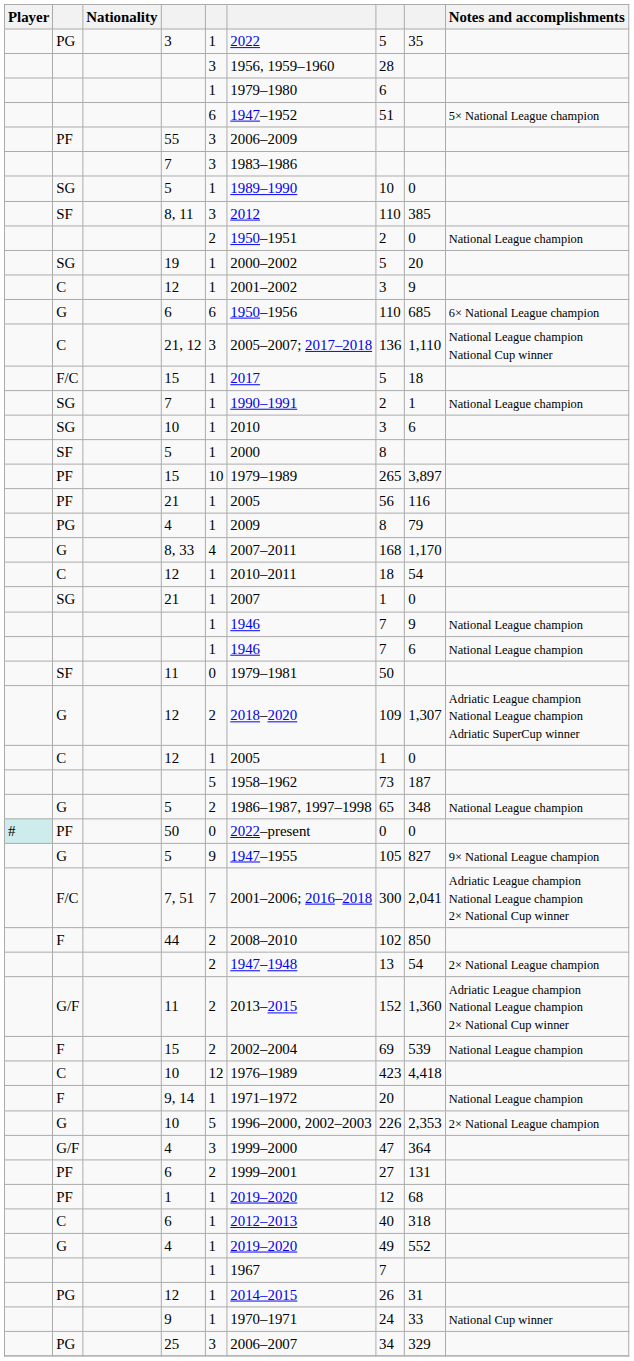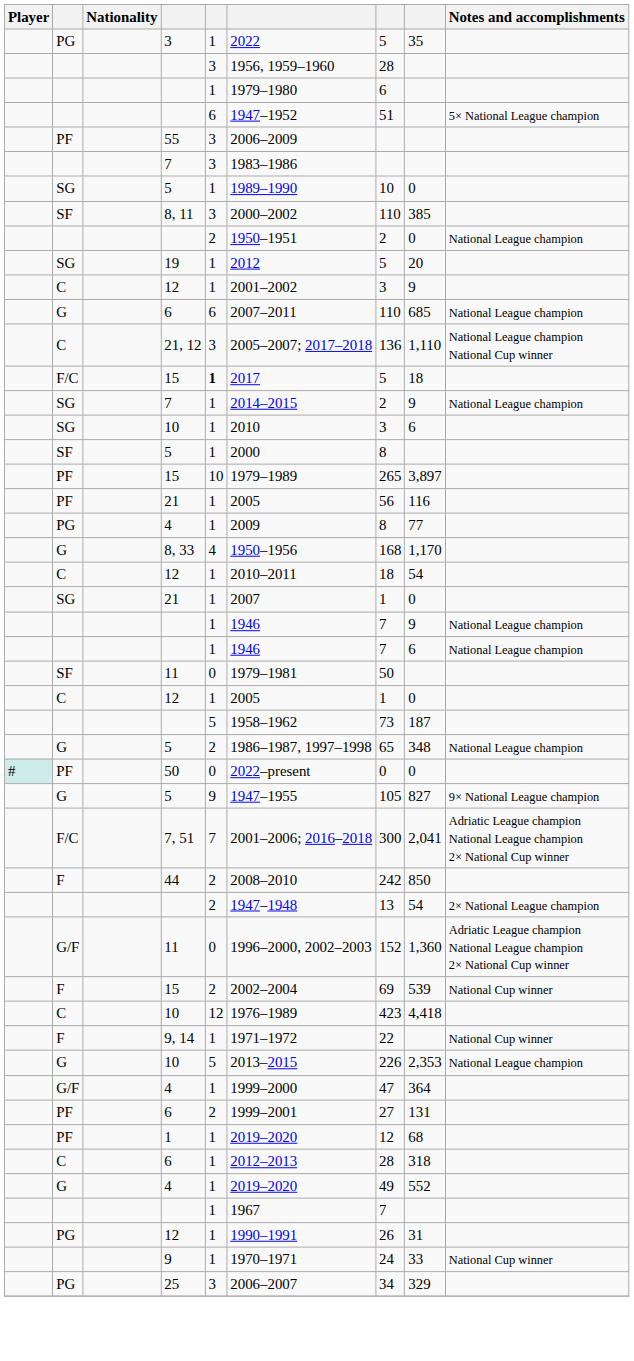(245, 213) 2012 -> (264, 213) 2000–2002
(264, 262) 2000–2002 -> (245, 262) 2012
(264, 311) 1950–1956 -> (263, 311) 2007–2011
(524, 313) 6× National League champion -> (516, 313) National League champion
(212, 378) normal -> (212, 378) bold
(264, 403) 1990–1991 -> (264, 403) 2014–2015
(412, 403) 1 -> (412, 403) 9
(416, 525) 79 -> (416, 525) 77
(263, 550) 2007–2011 -> (264, 550) 1950–1956
- row: (62, 715)
(390, 940) 102 -> (390, 880) 242
(212, 1007) 2 -> (212, 947) 0
(264, 1007) 2013–2015 -> (301, 947) 1996–2000, 2002–2003
(516, 1050) National League champion -> (501, 990) National Cup winner
(386, 1098) 20 -> (386, 1038) 22
(516, 1099) National League champion -> (501, 1039) National Cup winner
(301, 1122) 1996–2000, 2002–2003 -> (264, 1063) 2013–2015
(524, 1124) 2× National League champion -> (516, 1064) National League champion
(212, 1147) 3 -> (212, 1087) 1
(386, 1221) 40 -> (386, 1161) 28
(264, 1294) 2014–2015 -> (264, 1234) 1990–1991
